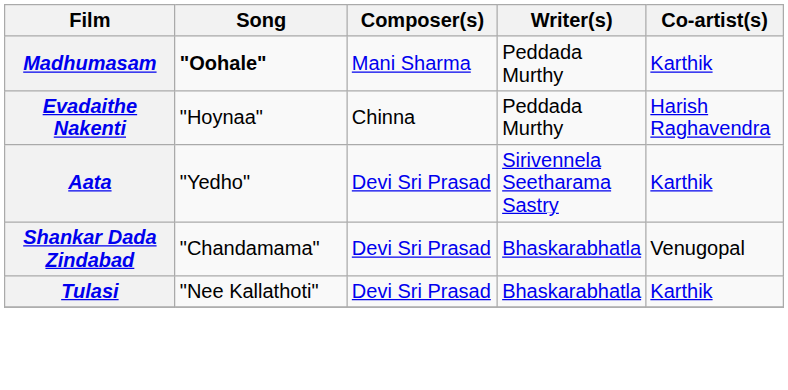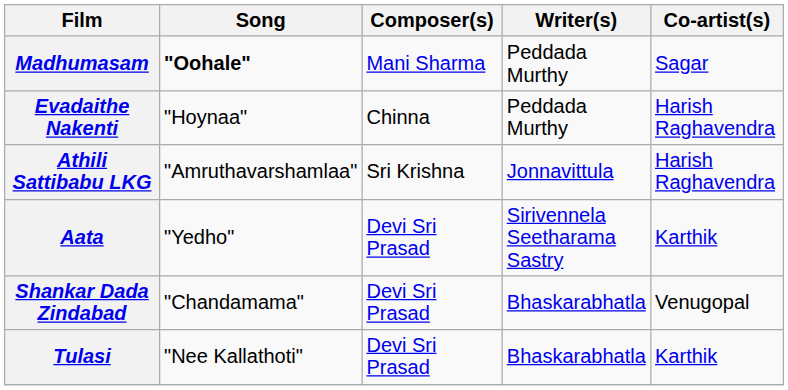(681, 63) Karthik -> (682, 63) Sagar
+ row: (82, 171)
